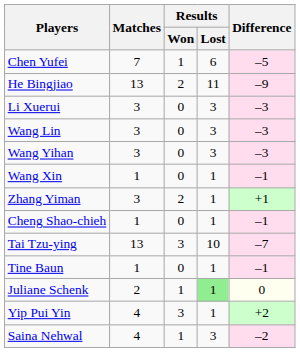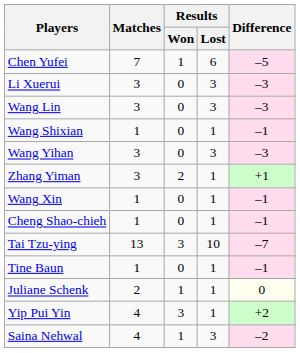- row: (40, 84)
+ row: (45, 130)
rows swapped: (35, 175) <-> (44, 198)
(213, 290) lightgreen background -> (213, 290) no background
